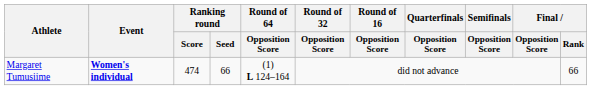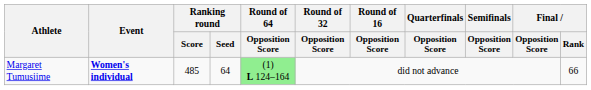(192, 71) 474 -> (192, 71) 485
(225, 71) 66 -> (225, 71) 64
(268, 71) no background -> (268, 71) lightgreen background
